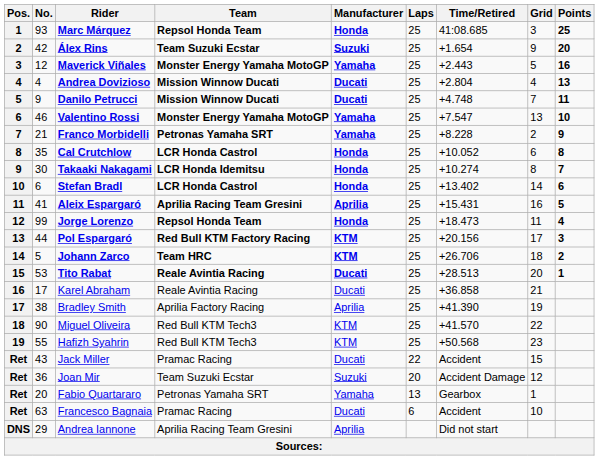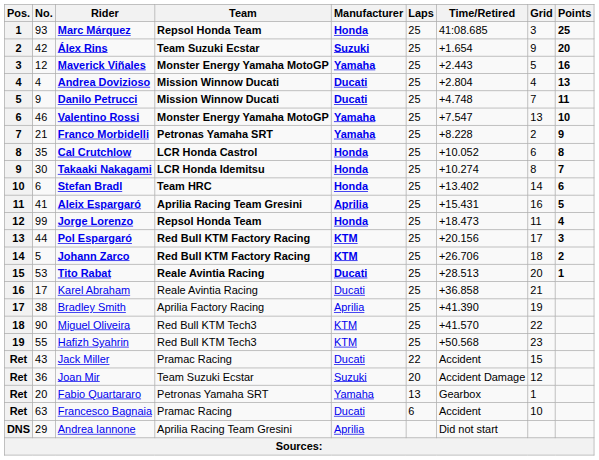(207, 186) LCR Honda Castrol -> (184, 186) Team HRC
(184, 256) Team HRC -> (234, 256) Red Bull KTM Factory Racing
